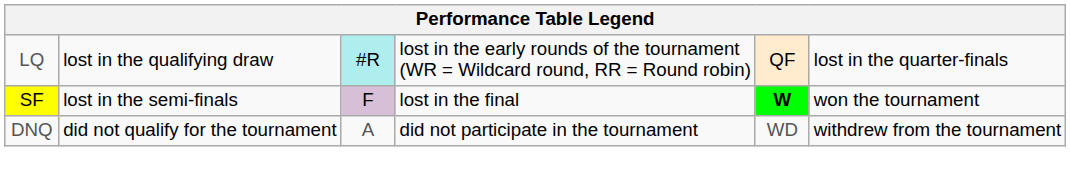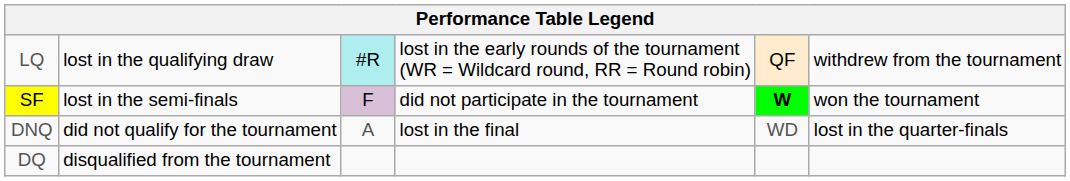(911, 61) lost in the quarter-finals -> (937, 61) withdrew from the tournament
(459, 101) lost in the final -> (549, 101) did not participate in the tournament
(549, 131) did not participate in the tournament -> (459, 131) lost in the final
(937, 131) withdrew from the tournament -> (911, 131) lost in the quarter-finals
+ row: (32, 161)
